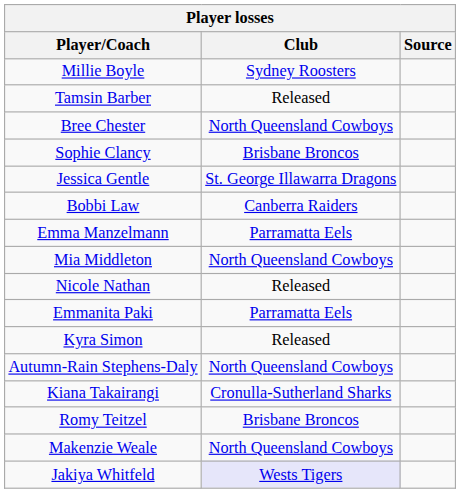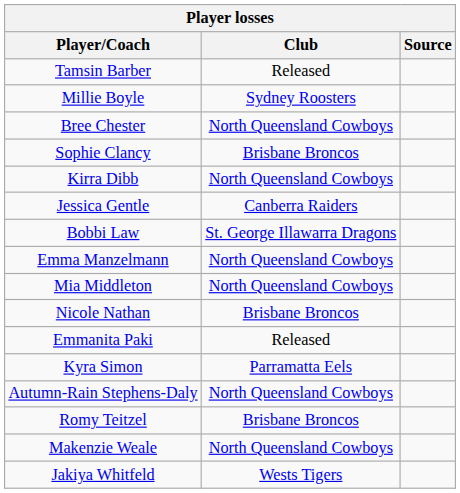rows swapped: (103, 98) <-> (103, 71)
+ row: (103, 179)
(301, 179) St. George Illawarra Dragons -> (301, 206) Canberra Raiders
(301, 206) Canberra Raiders -> (301, 233) St. George Illawarra Dragons
(301, 233) Parramatta Eels -> (301, 259) North Queensland Cowboys
(301, 286) Released -> (301, 313) Brisbane Broncos
(301, 313) Parramatta Eels -> (301, 340) Released
(301, 340) Released -> (301, 367) Parramatta Eels
- row: (103, 394)
(301, 474) lavender background -> (301, 474) no background
